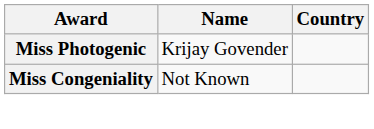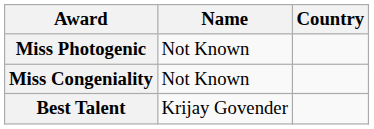(225, 49) Krijay Govender -> (206, 49) Not Known
+ row: (81, 108)
